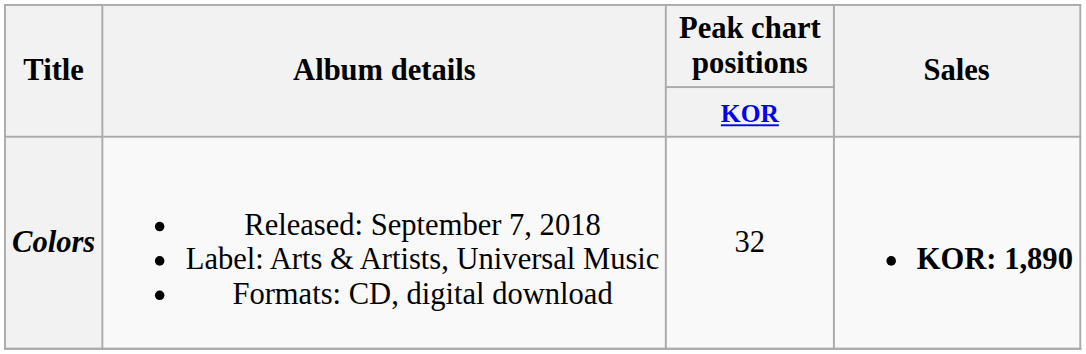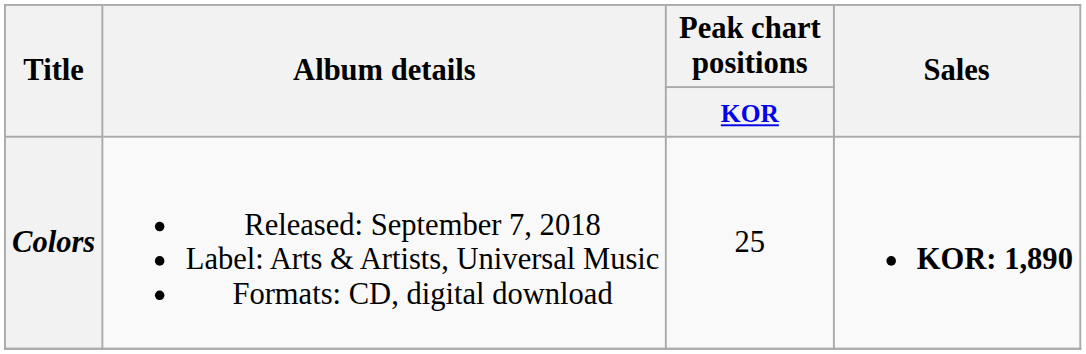(750, 242) 32 -> (750, 242) 25
